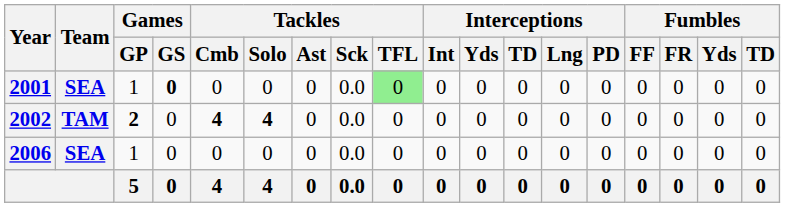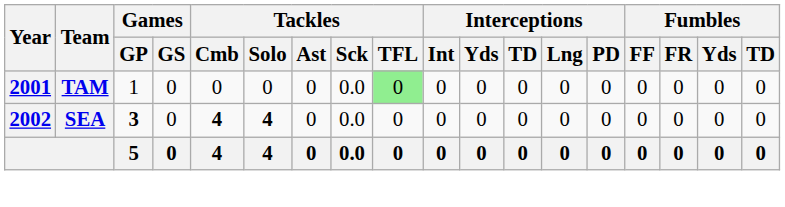(85, 86) SEA -> (85, 86) TAM
(171, 86) bold -> (171, 86) normal
(85, 119) TAM -> (85, 119) SEA
(134, 119) 2 -> (134, 119) 3
- row: (30, 152)
